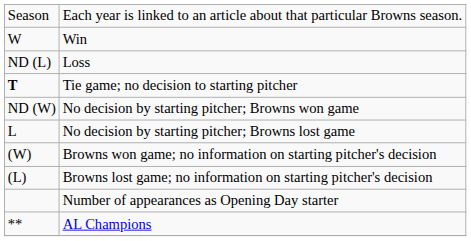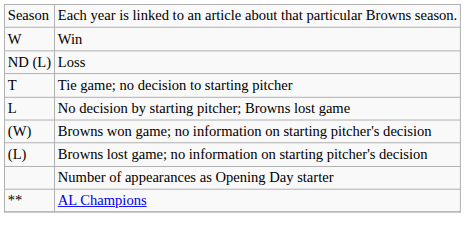(13, 85) bold -> (12, 85) normal
- row: (211, 108)
